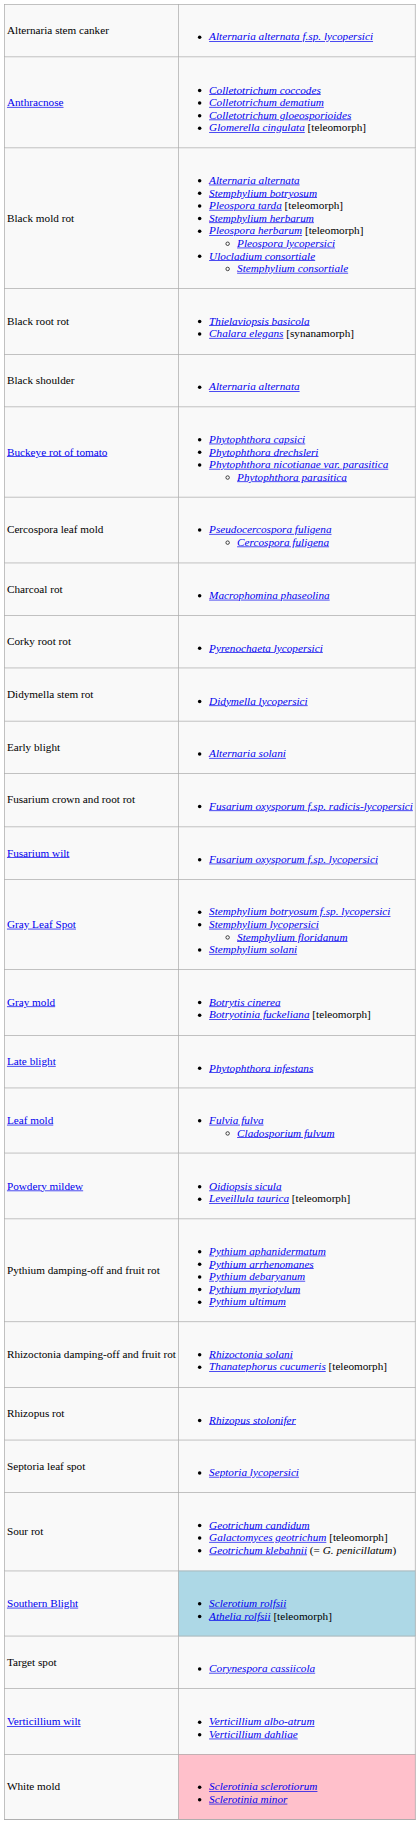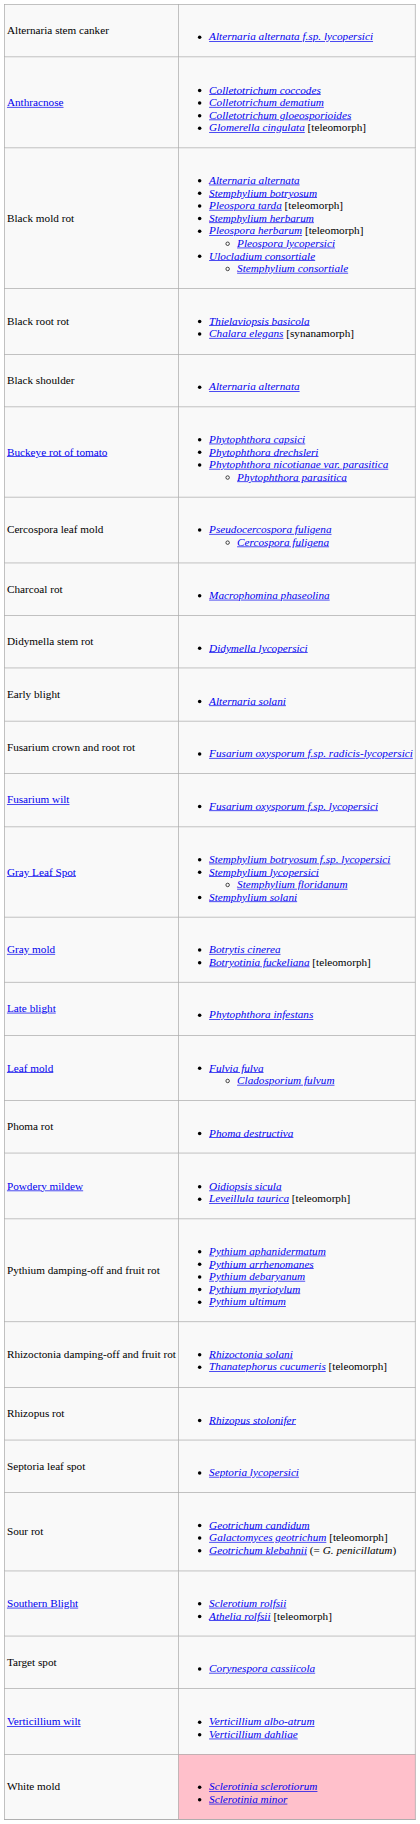- row: (39, 641)
+ row: (30, 1127)
(297, 1610) lightblue background -> (297, 1610) no background
